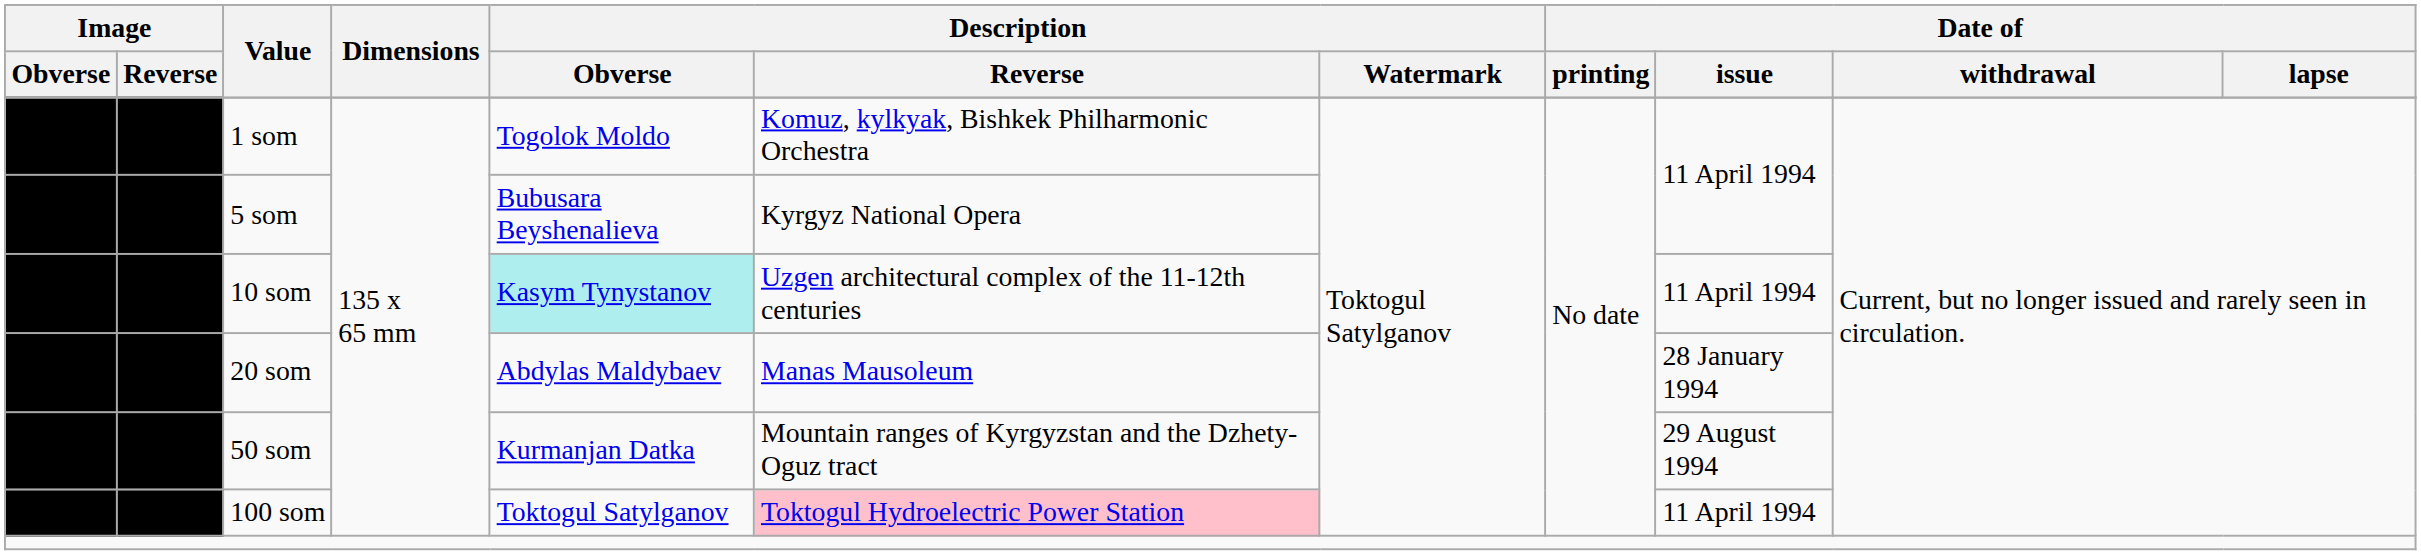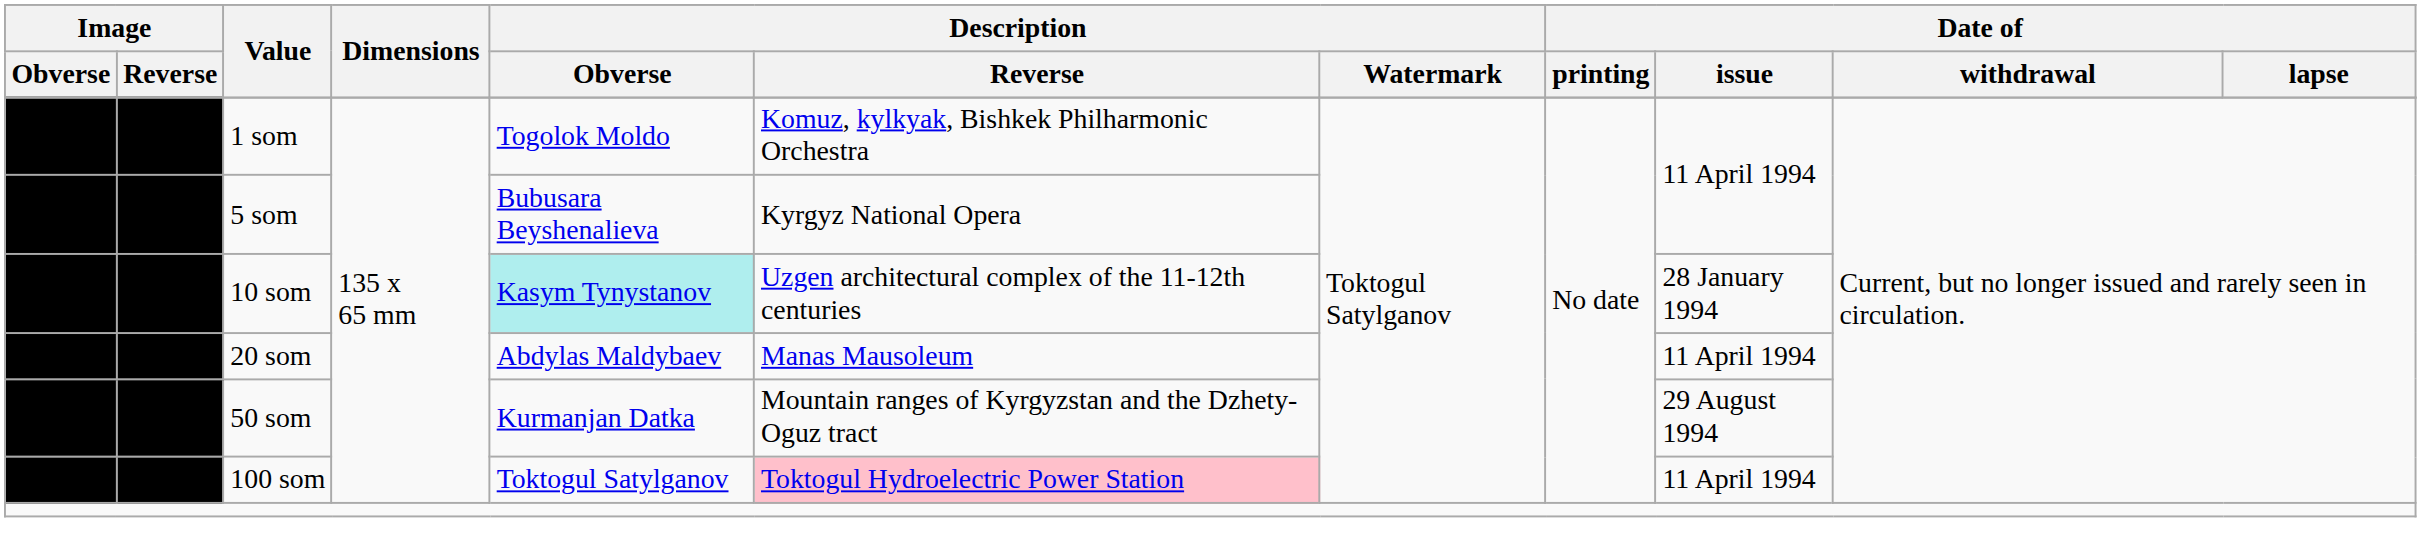(1739, 293) 11 April 1994 -> (1723, 293) 28 January 1994
(1723, 371) 28 January 1994 -> (1739, 355) 11 April 1994
